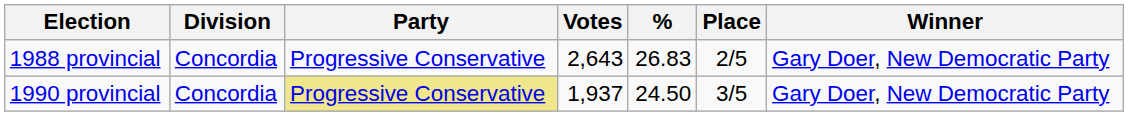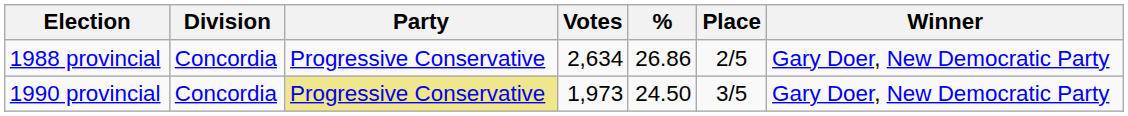(595, 57) 2,643 -> (595, 57) 2,634
(663, 57) 26.83 -> (663, 57) 26.86
(595, 93) 1,937 -> (595, 93) 1,973
